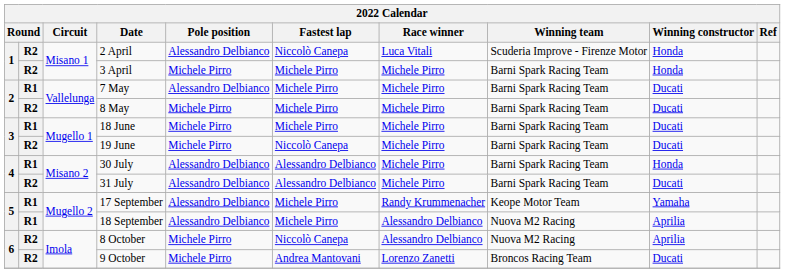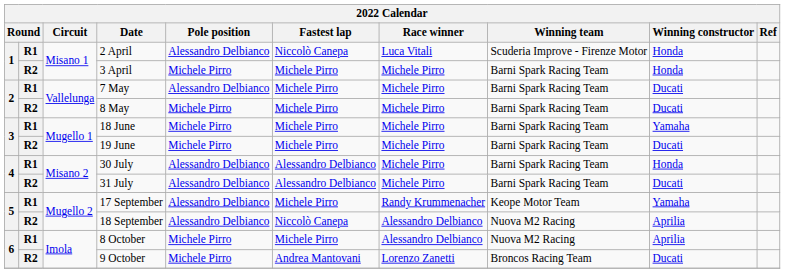(31, 51) R2 -> (31, 51) R1
(668, 126) Ducati -> (671, 126) Yamaha
(311, 145) Niccolò Canepa -> (306, 145) Michele Pirro
(31, 220) R1 -> (31, 220) R2
(306, 220) Michele Pirro -> (311, 220) Niccolò Canepa
(31, 239) R2 -> (31, 239) R1
(311, 239) Niccolò Canepa -> (306, 239) Michele Pirro
